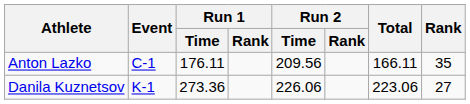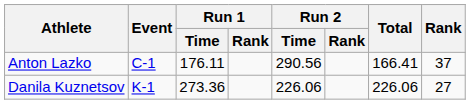(299, 64) 209.56 -> (299, 64) 290.56
(395, 64) 166.11 -> (395, 64) 166.41
(443, 64) 35 -> (443, 64) 37
(395, 88) 223.06 -> (395, 88) 226.06
